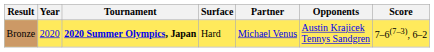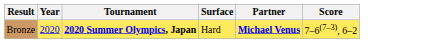- column: (336, 12)
(268, 33) normal -> (269, 29) bold
